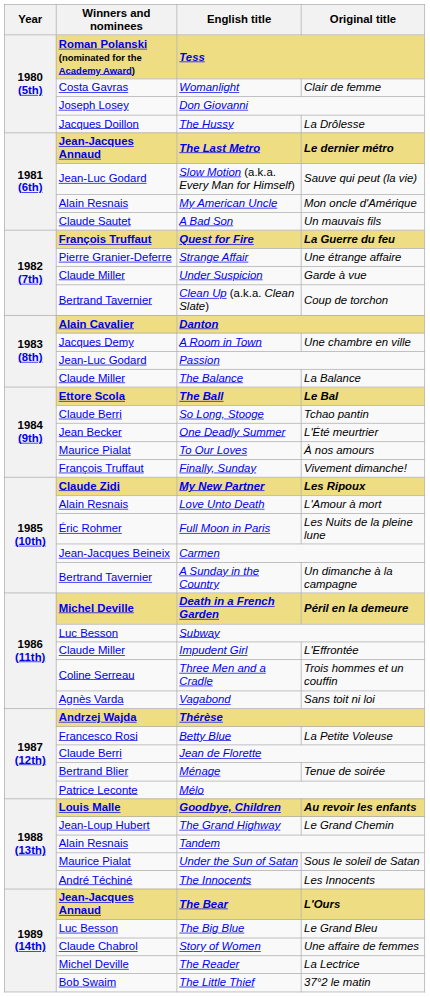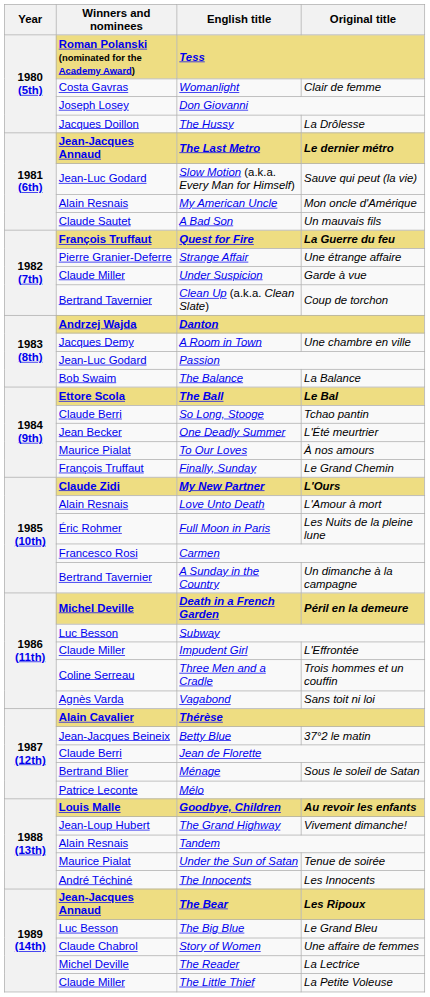(96, 324) Alain Cavalier -> (98, 324) Andrzej Wajda
(92, 378) Claude Miller -> (87, 378) Bob Swaim
(355, 468) Vivement dimanche! -> (349, 468) Le Grand Chemin
(335, 486) Les Ripoux -> (322, 486) L'Ours
(114, 553) Jean-Jacques Beineix -> (98, 553) Francesco Rosi
(98, 717) Andrzej Wajda -> (96, 717) Alain Cavalier
(98, 735) Francesco Rosi -> (114, 735) Jean-Jacques Beineix
(348, 735) La Petite Voleuse -> (337, 735) 37°2 le matin
(345, 771) Tenue de soirée -> (362, 771) Sous le soleil de Satan
(349, 825) Le Grand Chemin -> (355, 825) Vivement dimanche!
(362, 861) Sous le soleil de Satan -> (345, 861) Tenue de soirée
(322, 904) L'Ours -> (335, 904) Les Ripoux
(87, 982) Bob Swaim -> (92, 982) Claude Miller
(337, 982) 37°2 le matin -> (348, 982) La Petite Voleuse
